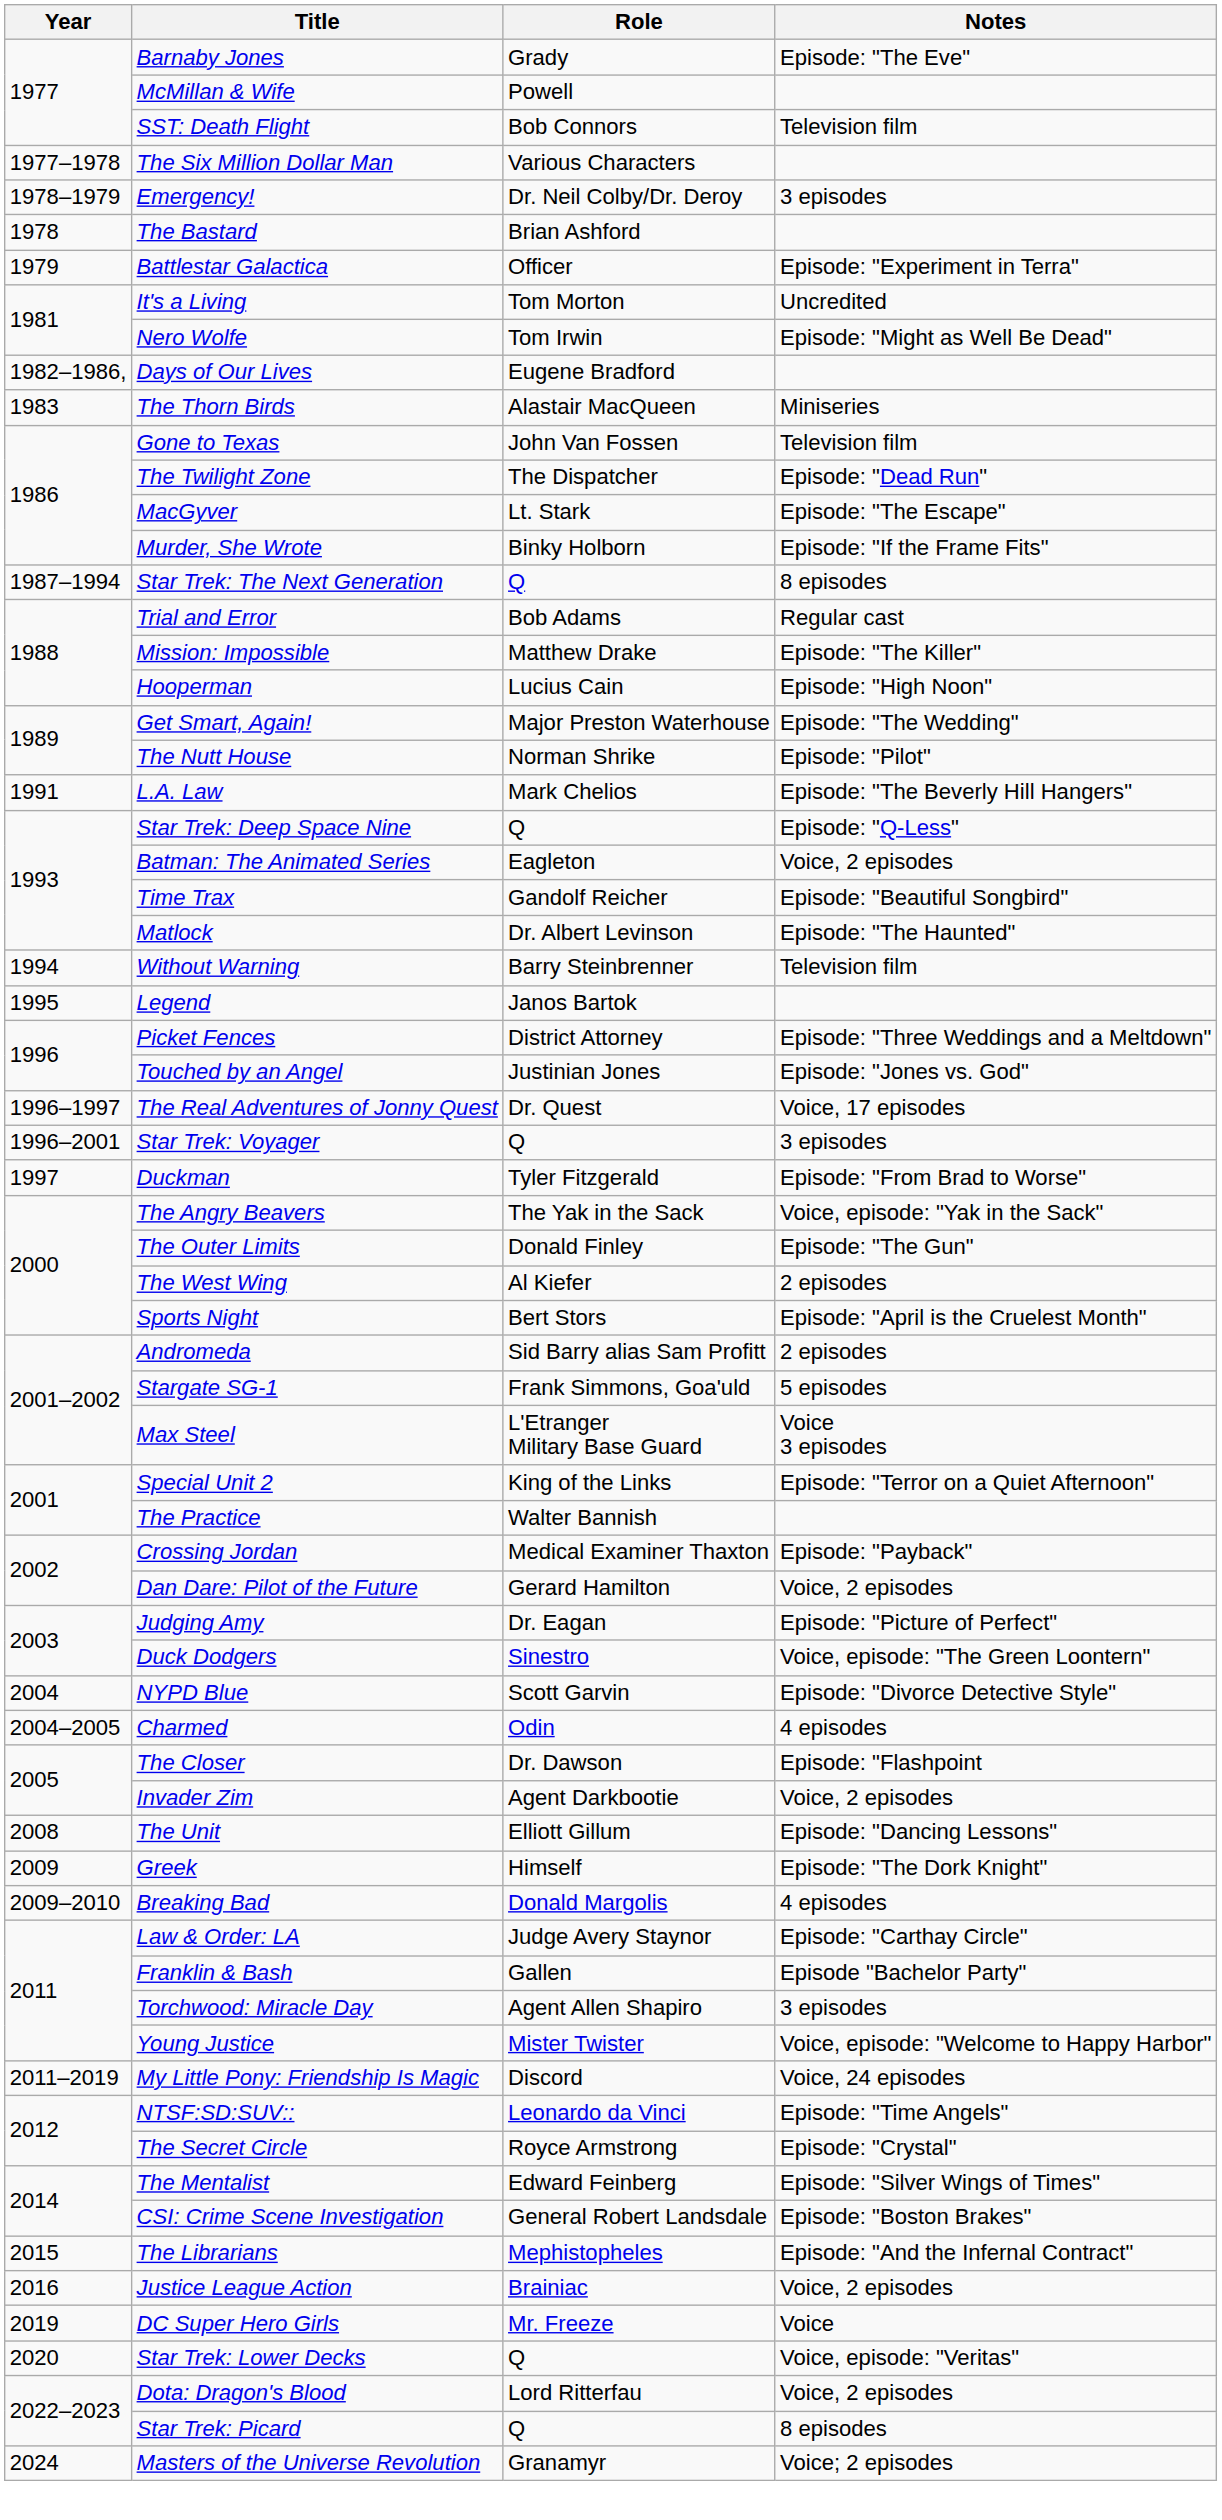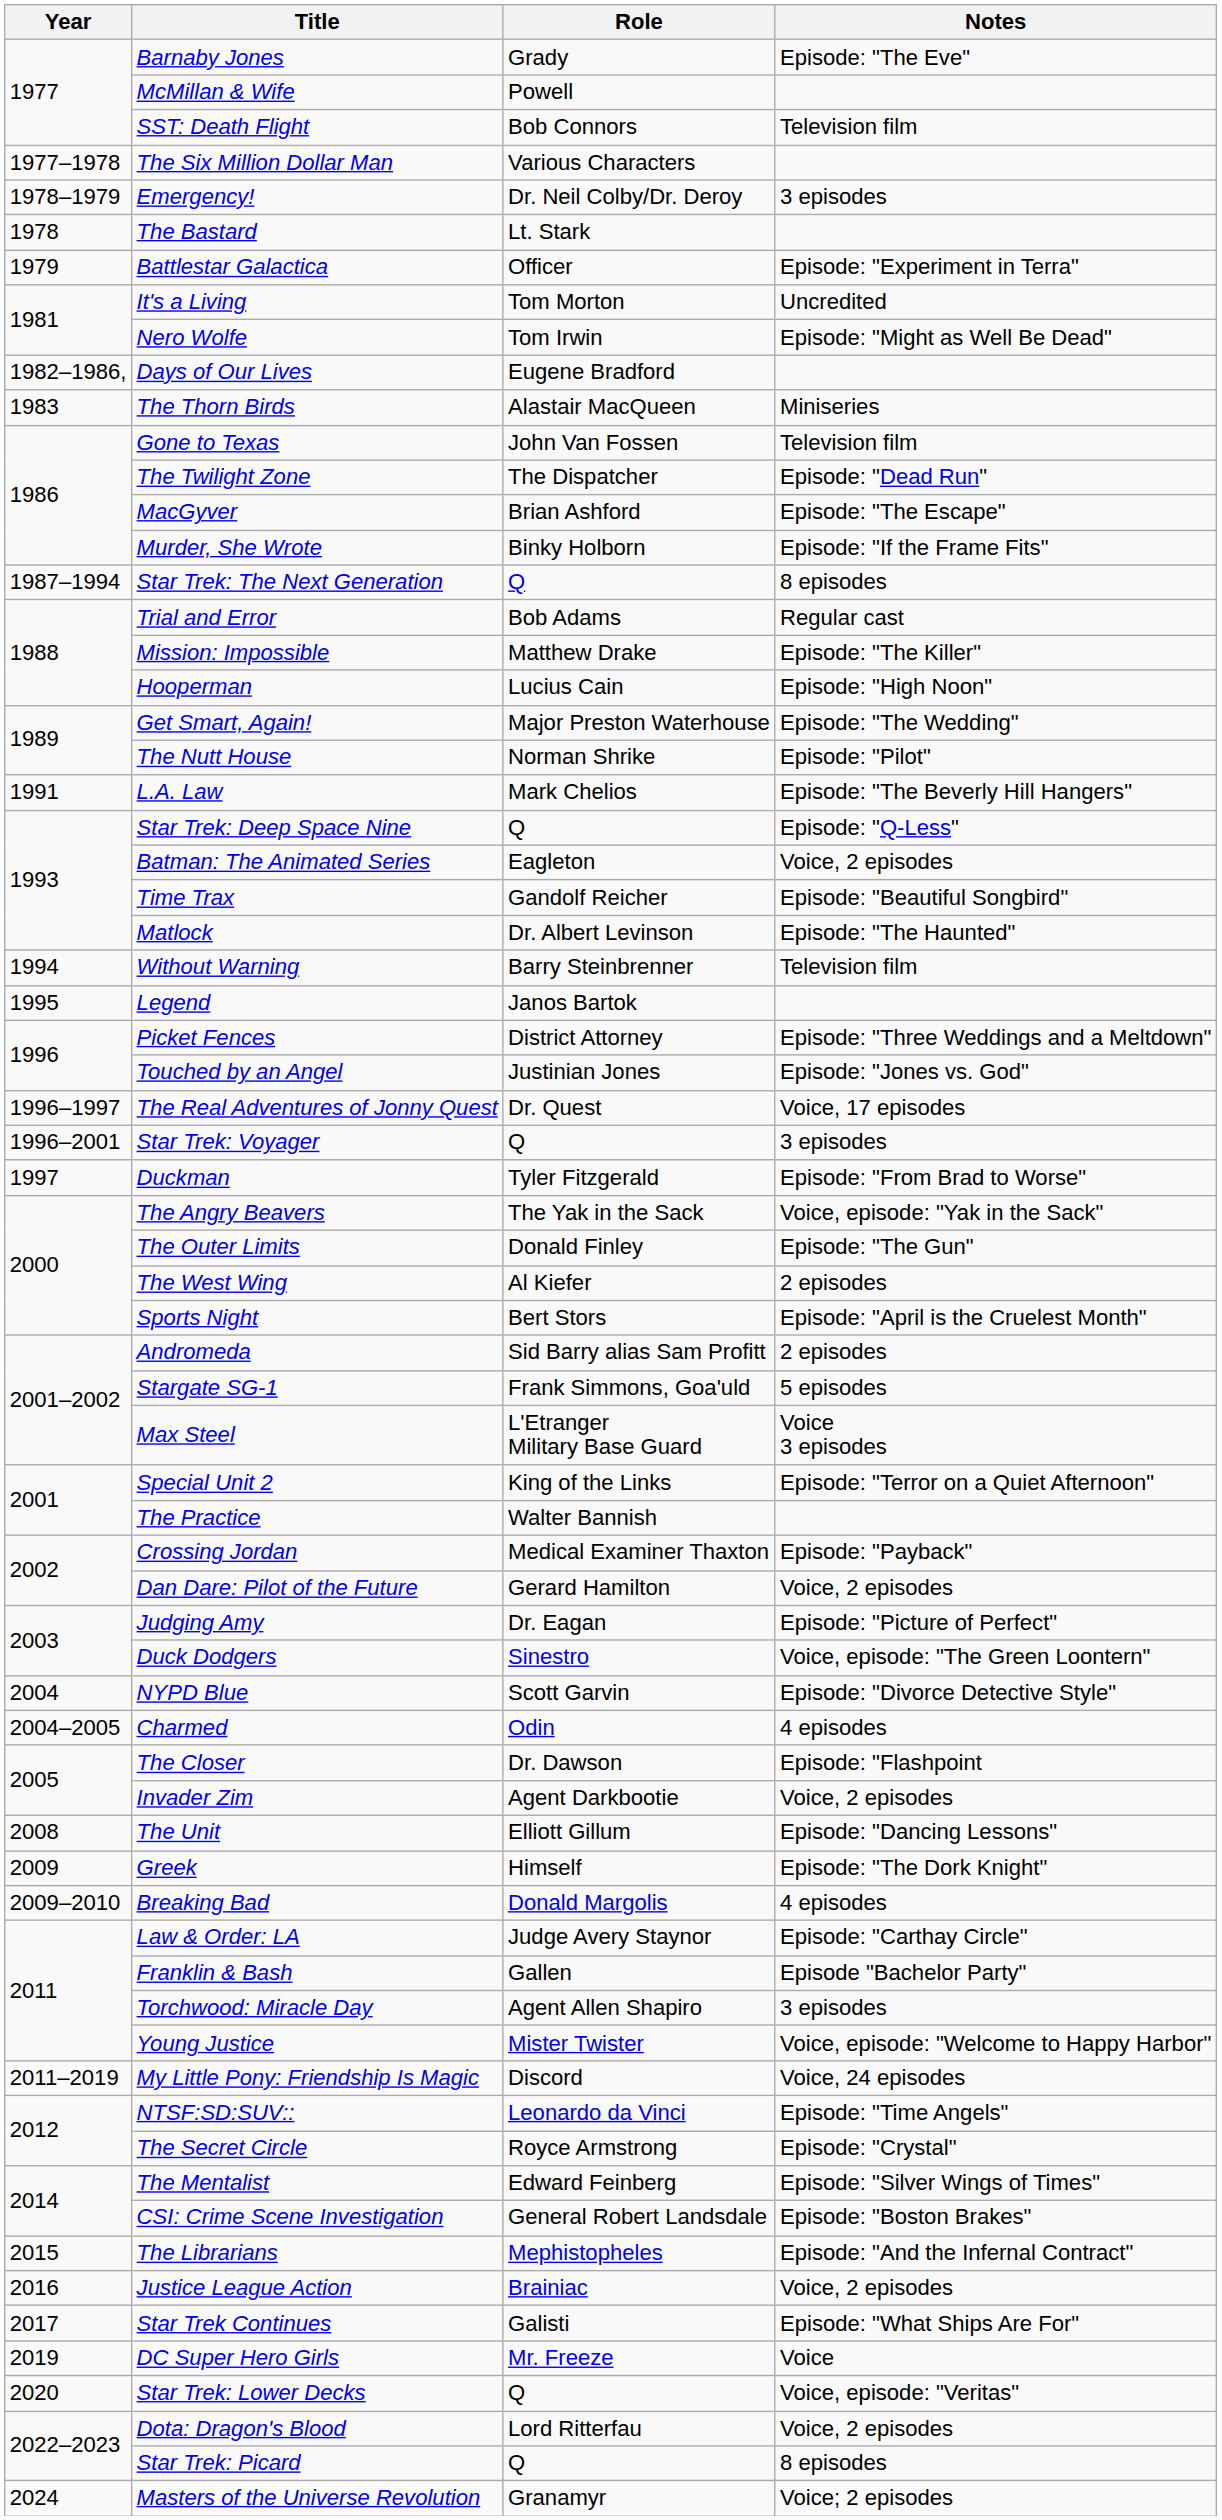(574, 232) Brian Ashford -> (549, 232) Lt. Stark
(549, 512) Lt. Stark -> (574, 512) Brian Ashford
+ row: (234, 2322)
